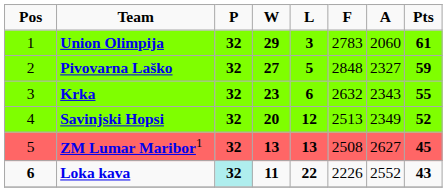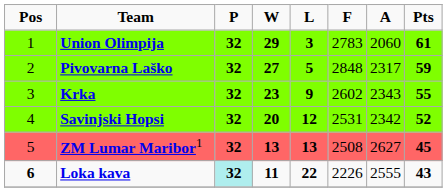(385, 68) 2327 -> (385, 68) 2317
(309, 94) 6 -> (309, 94) 9
(347, 94) 2632 -> (347, 94) 2602
(347, 119) 2513 -> (347, 119) 2531
(385, 119) 2349 -> (385, 119) 2342
(385, 173) 2552 -> (385, 173) 2555
